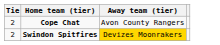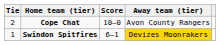+ column: (112, 10)
(13, 35) 2 -> (13, 35) 1
